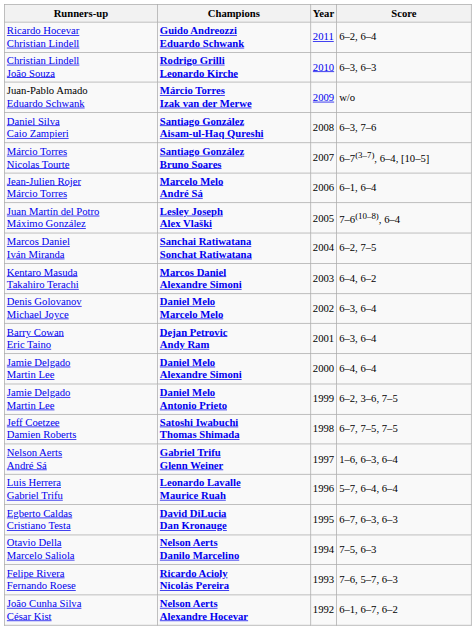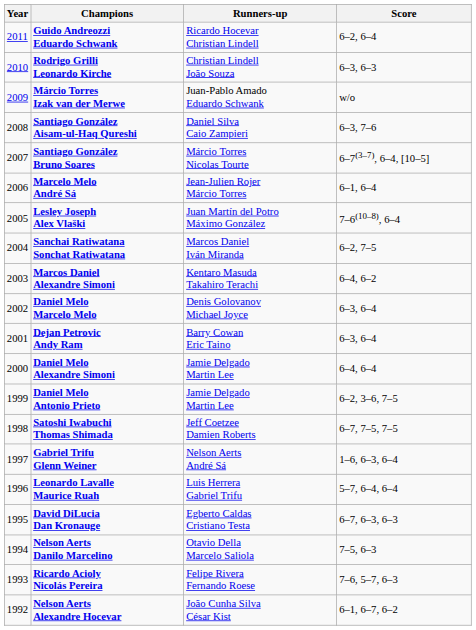columns swapped: (324, 13) <-> (81, 13)
